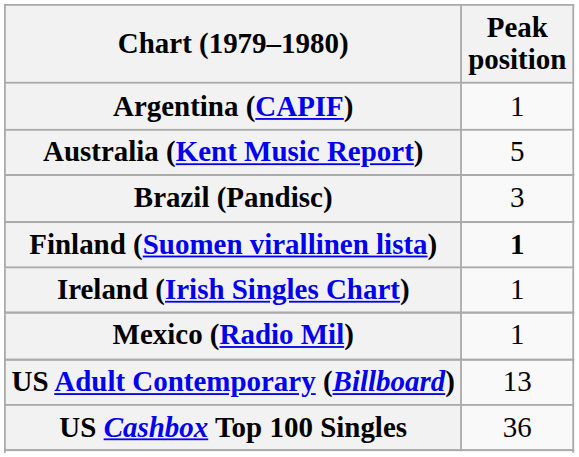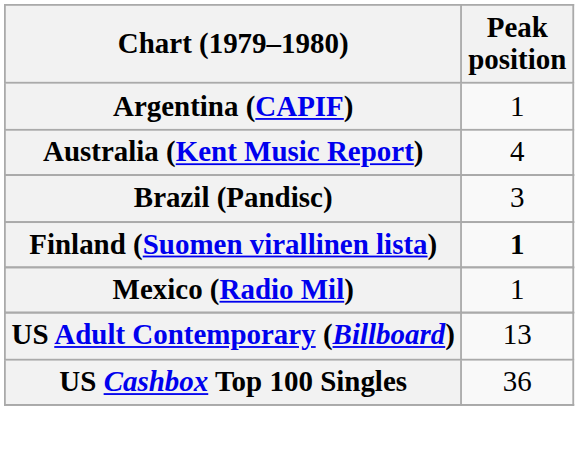(517, 151) 5 -> (517, 151) 4
- row: (233, 289)
